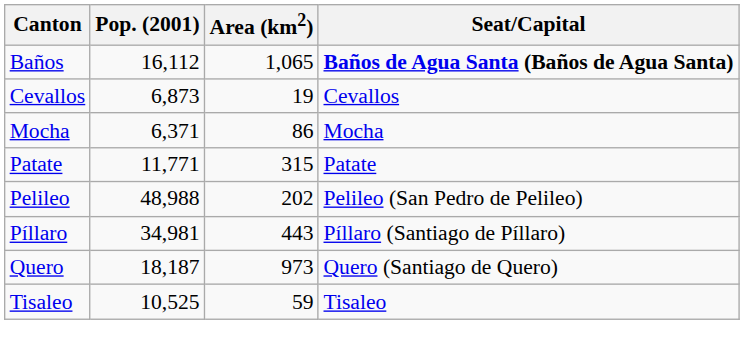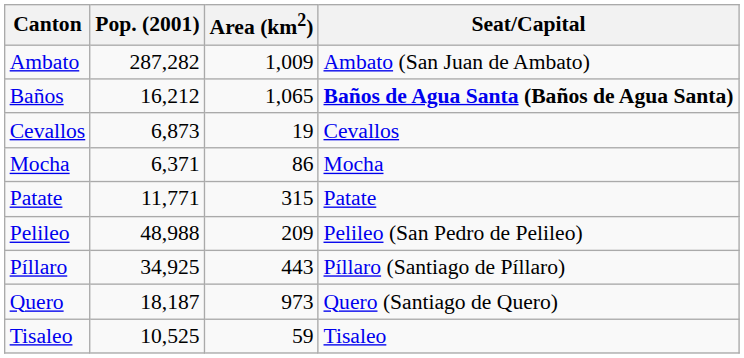+ row: (44, 61)
(170, 61) 16,112 -> (170, 95) 16,212
(297, 198) 202 -> (297, 233) 209
(170, 233) 34,981 -> (170, 267) 34,925
